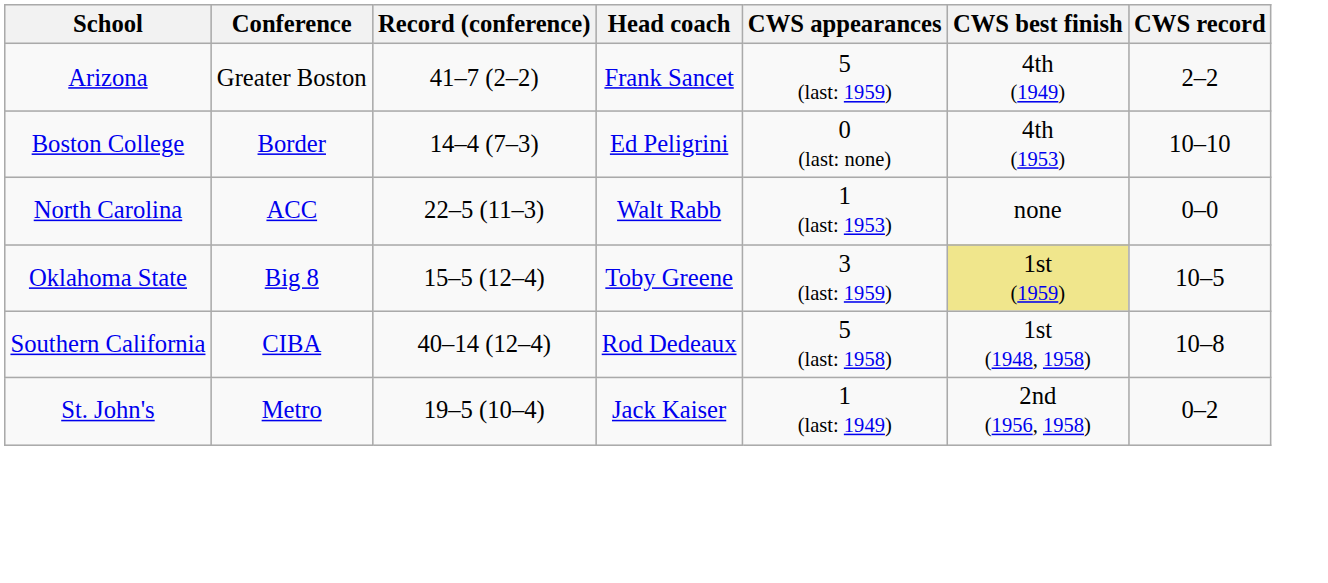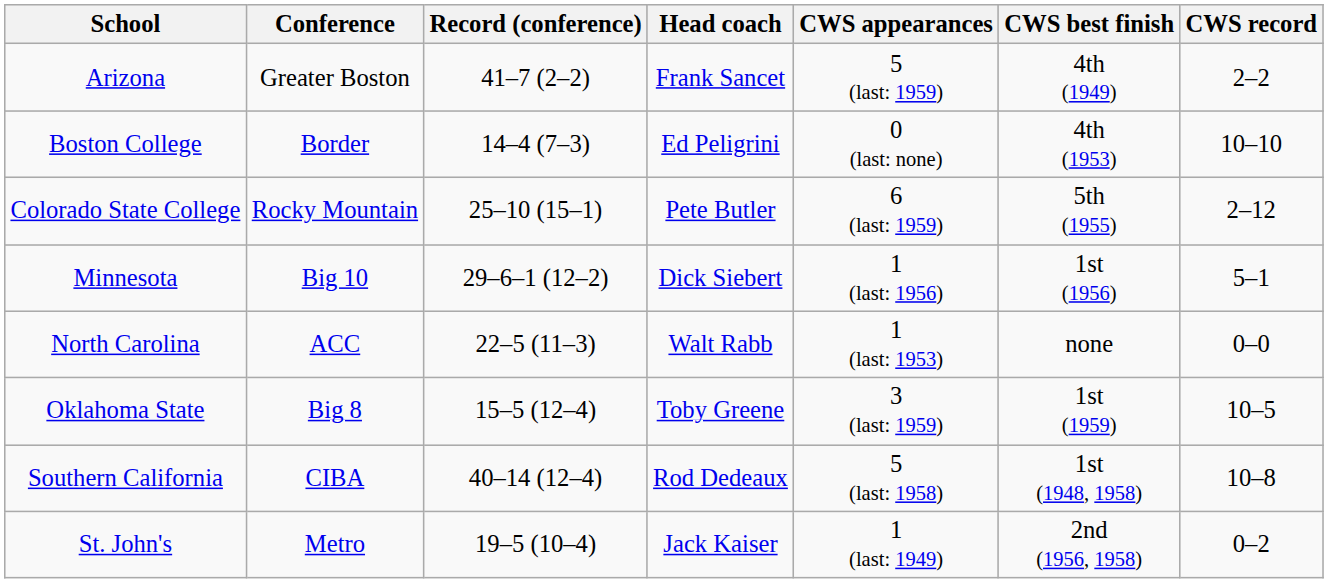+ row: (125, 210)
+ row: (125, 277)
(1038, 277) khaki background -> (1089, 410) no background
